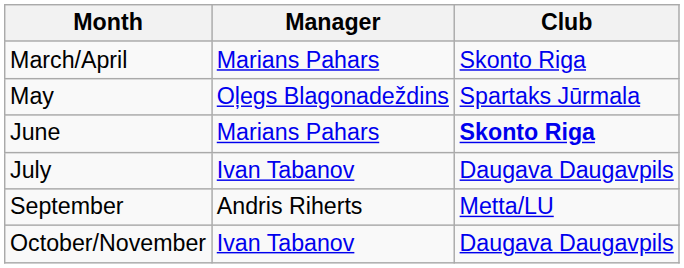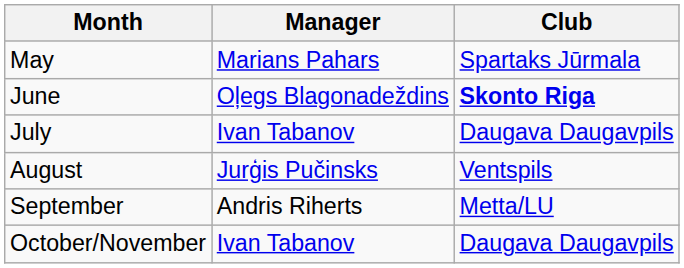- row: (69, 59)
(333, 96) Oļegs Blagonadeždins -> (298, 59) Marians Pahars
(298, 133) Marians Pahars -> (333, 96) Oļegs Blagonadeždins
+ row: (46, 170)
